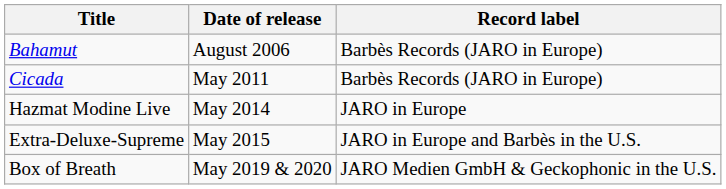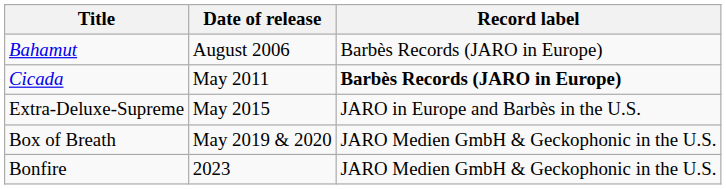(472, 79) normal -> (481, 79) bold
- row: (90, 109)
+ row: (38, 169)
